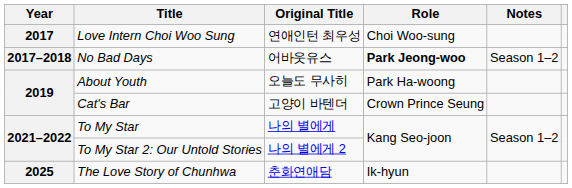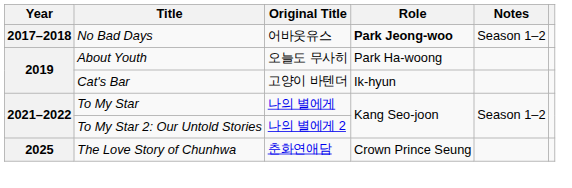- row: (156, 36)
(425, 104) Crown Prince Seung -> (375, 81) Ik-hyun
(388, 172) Ik-hyun -> (413, 149) Crown Prince Seung
